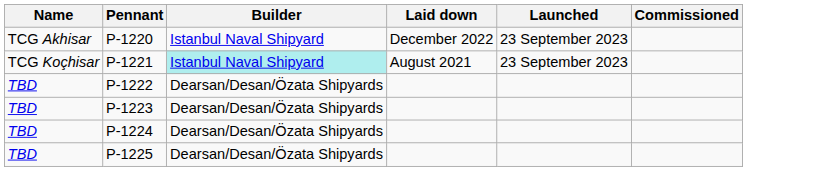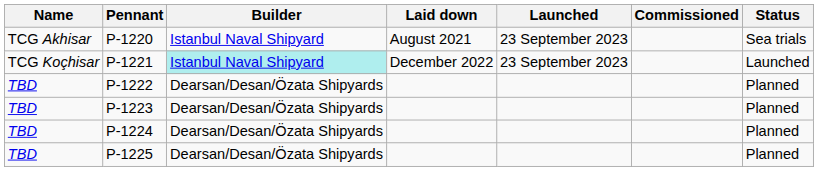+ column: (778, 16)
(441, 39) December 2022 -> (431, 39) August 2021
(431, 62) August 2021 -> (441, 62) December 2022
